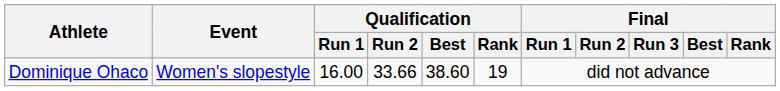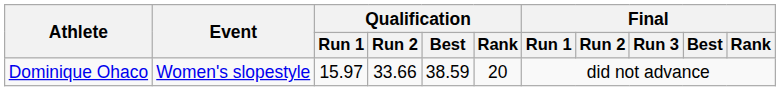(341, 72) 16.00 -> (341, 72) 15.97
(448, 72) 38.60 -> (448, 72) 38.59
(498, 72) 19 -> (498, 72) 20
